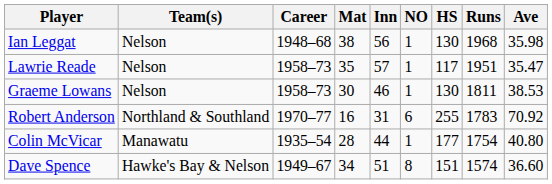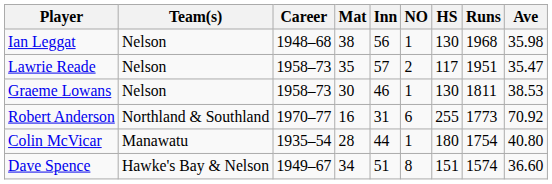(408, 66) 1 -> (408, 66) 2
(482, 116) 1783 -> (482, 116) 1773
(447, 141) 177 -> (447, 141) 180
